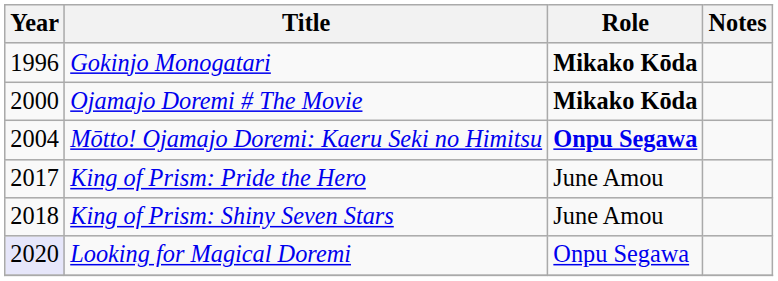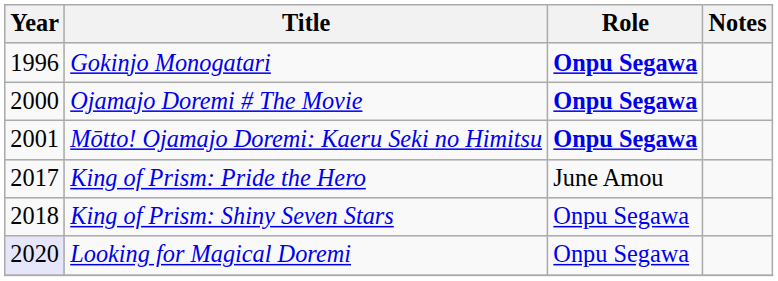(625, 62) Mikako Kōda -> (625, 62) Onpu Segawa
(625, 100) Mikako Kōda -> (625, 100) Onpu Segawa
(35, 139) 2004 -> (35, 139) 2001
(608, 216) June Amou -> (621, 216) Onpu Segawa
